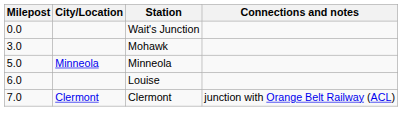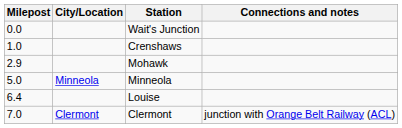+ row: (155, 47)
(14, 47) 3.0 -> (14, 64) 2.9
(14, 81) 6.0 -> (14, 98) 6.4
